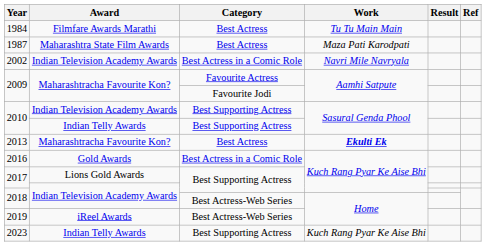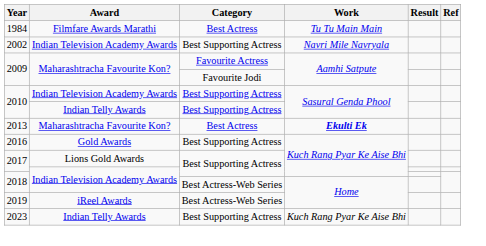- row: (17, 45)
(242, 61) Best Actress in a Comic Role -> (232, 45) Best Supporting Actress
(242, 158) Best Actress in a Comic Role -> (232, 142) Best Supporting Actress
